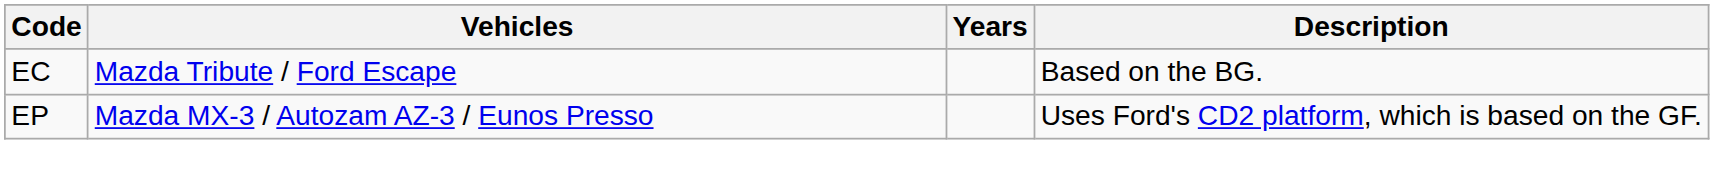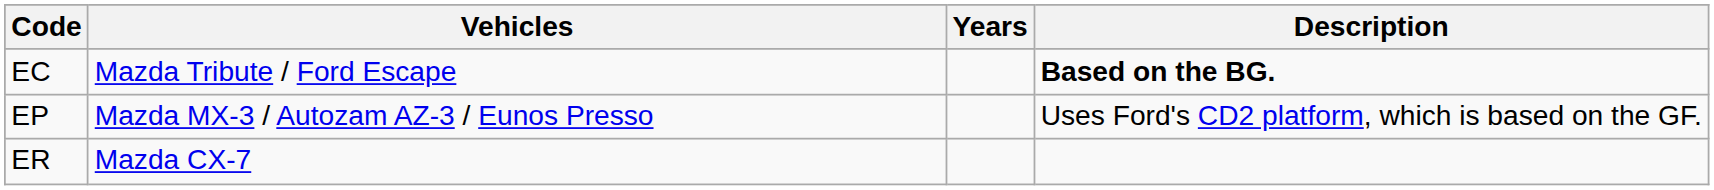(1152, 71) normal -> (1158, 71) bold
+ row: (31, 160)
